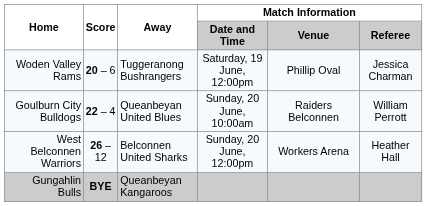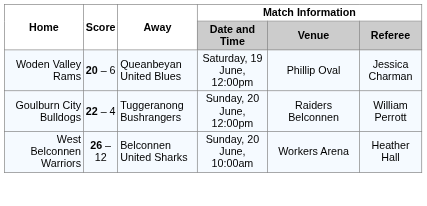(152, 70) Tuggeranong Bushrangers -> (151, 70) Queanbeyan United Blues
(151, 111) Queanbeyan United Blues -> (152, 111) Tuggeranong Bushrangers
(232, 111) Sunday, 20 June, 10:00am -> (232, 111) Sunday, 20 June, 12:00pm
(232, 152) Sunday, 20 June, 12:00pm -> (232, 152) Sunday, 20 June, 10:00am
- row: (57, 187)
